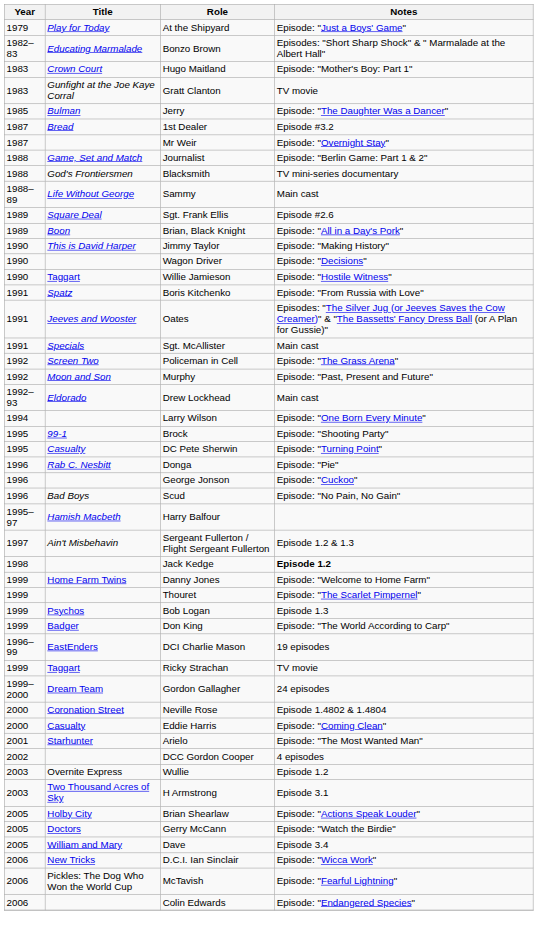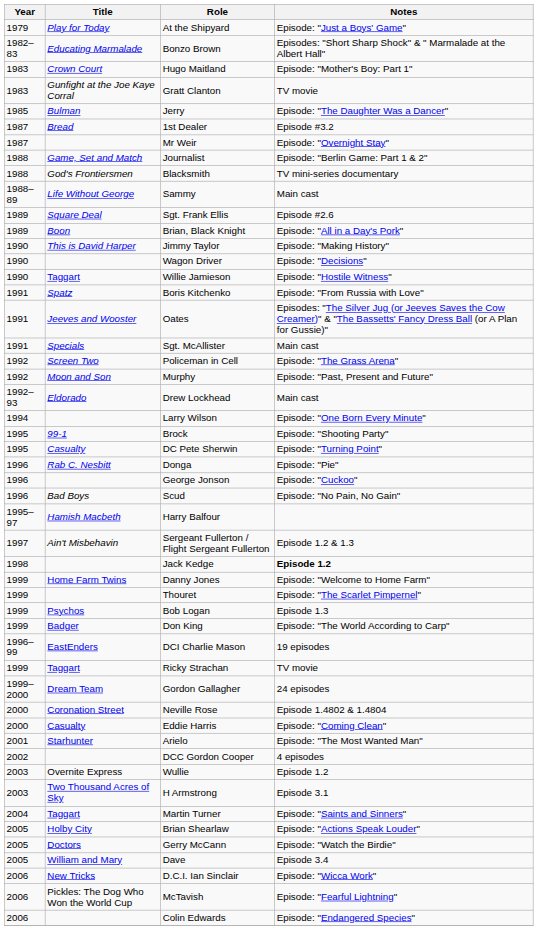+ row: (192, 814)
